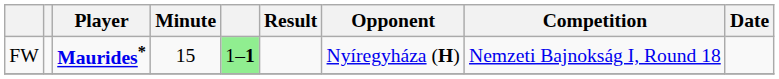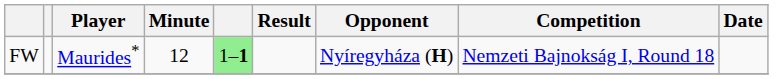(102, 55) bold -> (98, 55) normal
(186, 55) 15 -> (179, 55) 12
